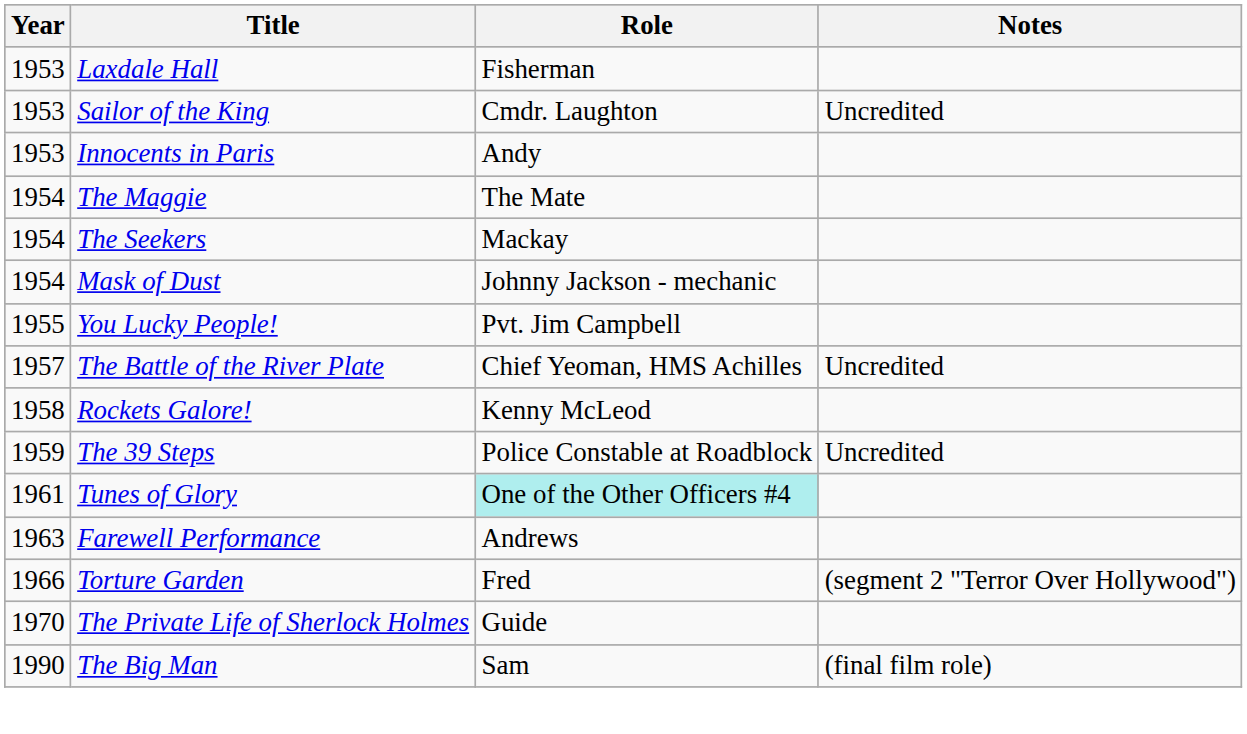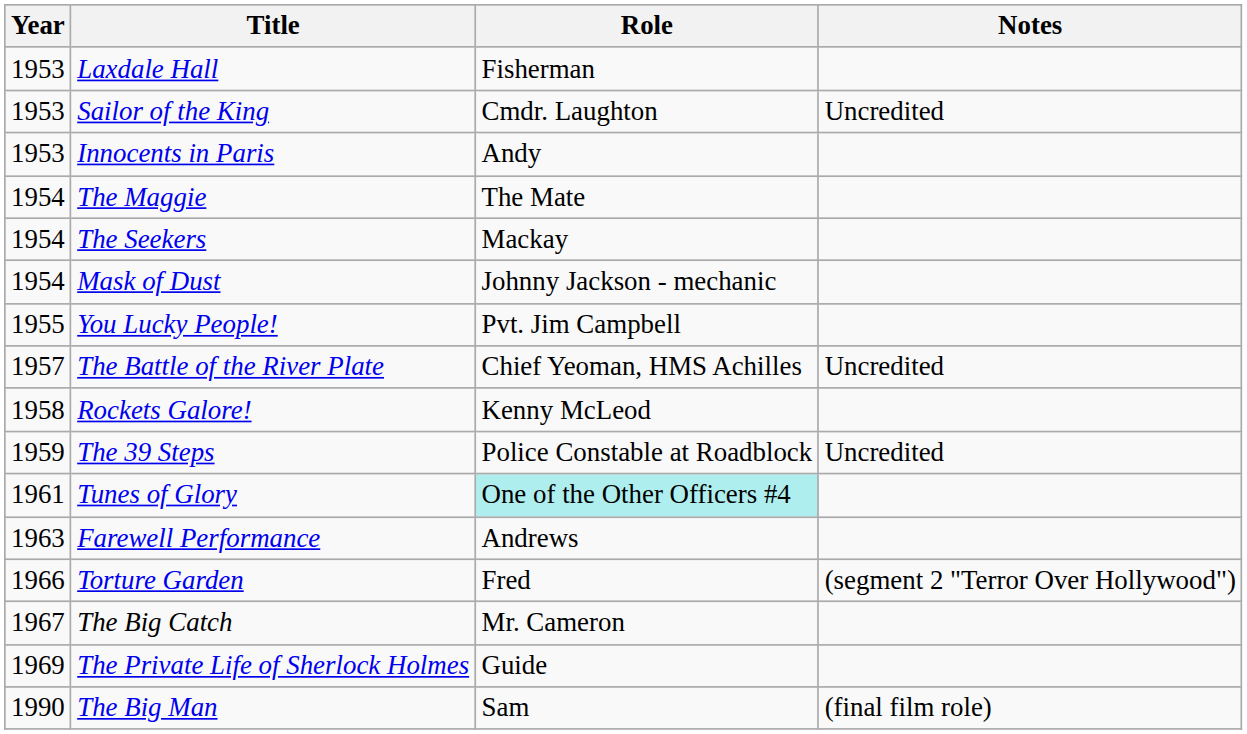+ row: (155, 622)
(38, 622) 1970 -> (38, 665) 1969
